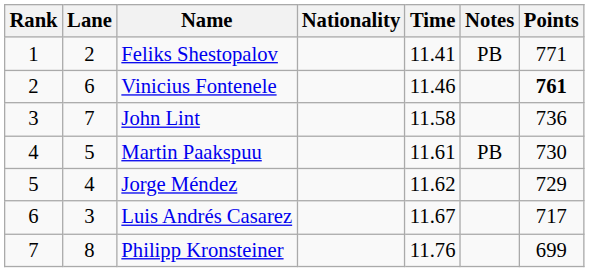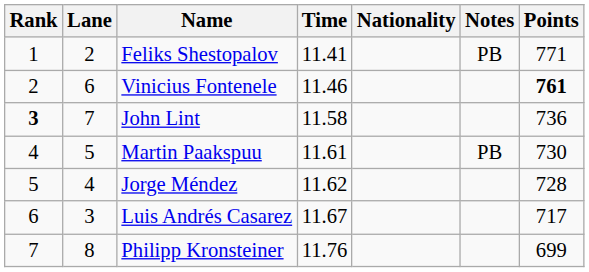columns swapped: (351, 20) <-> (433, 20)
(33, 119) normal -> (33, 119) bold
(551, 184) 729 -> (551, 184) 728
